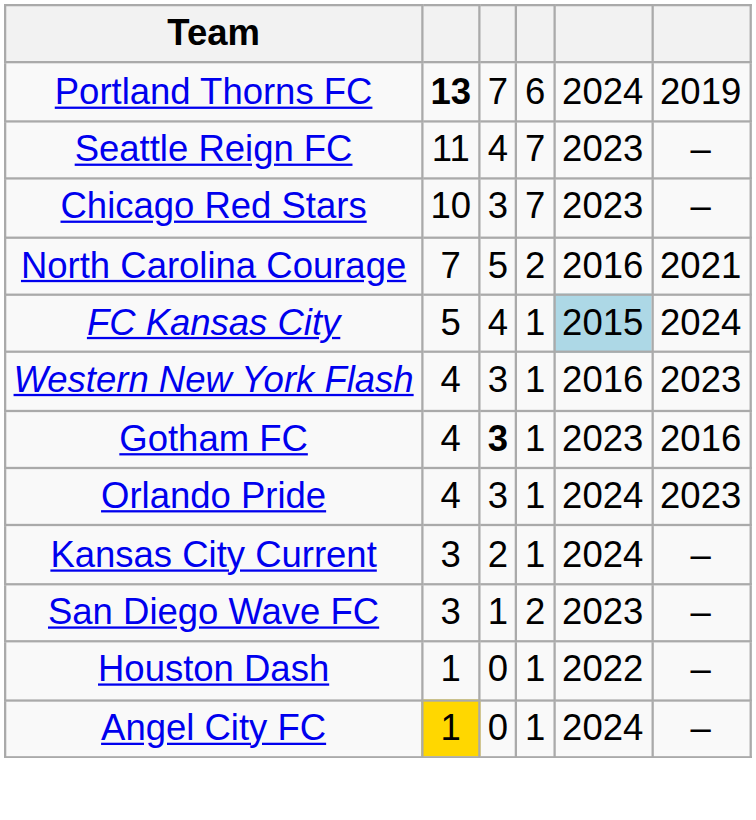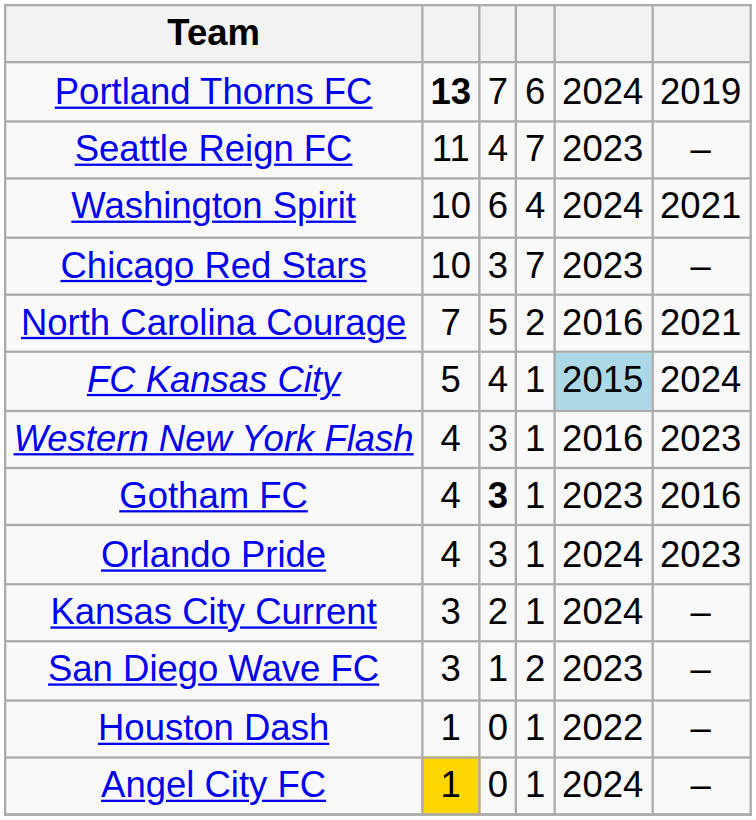+ row: (214, 206)
